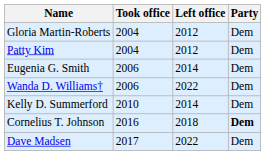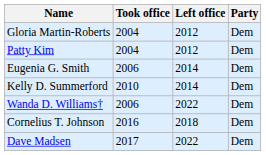rows swapped: (57, 104) <-> (55, 86)
(242, 123) bold -> (242, 123) normal
